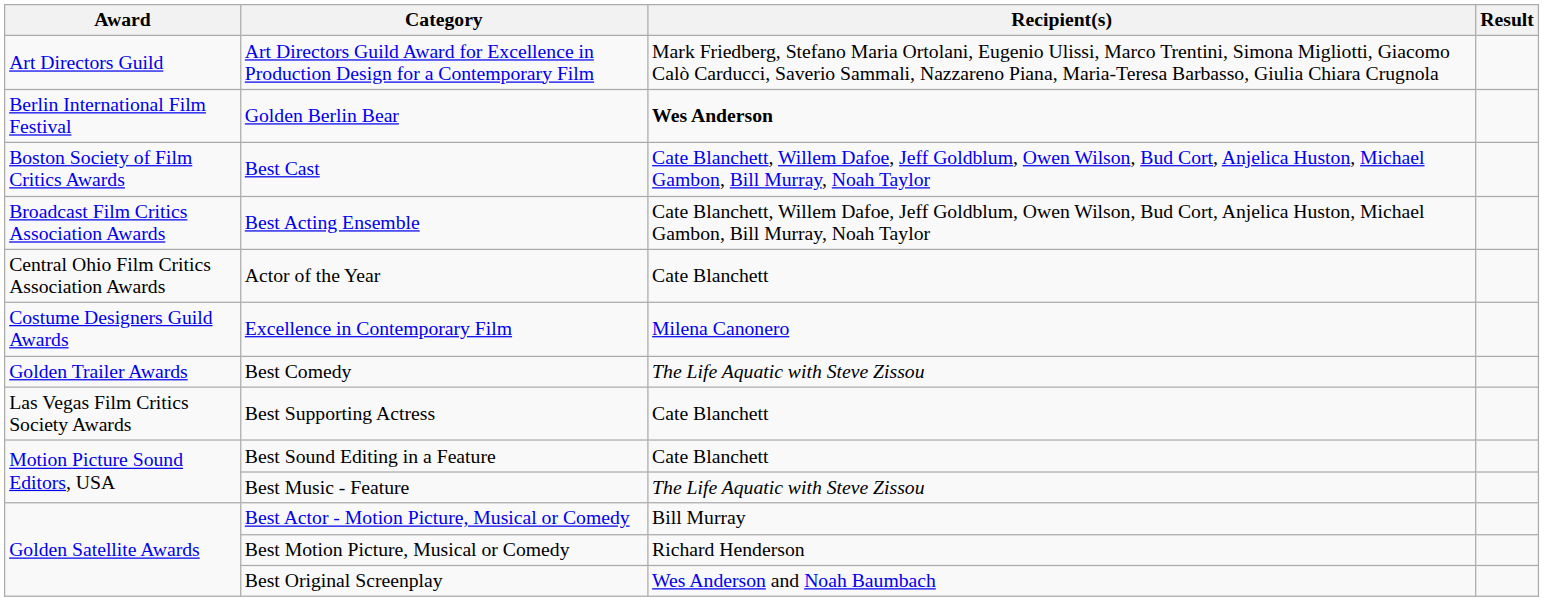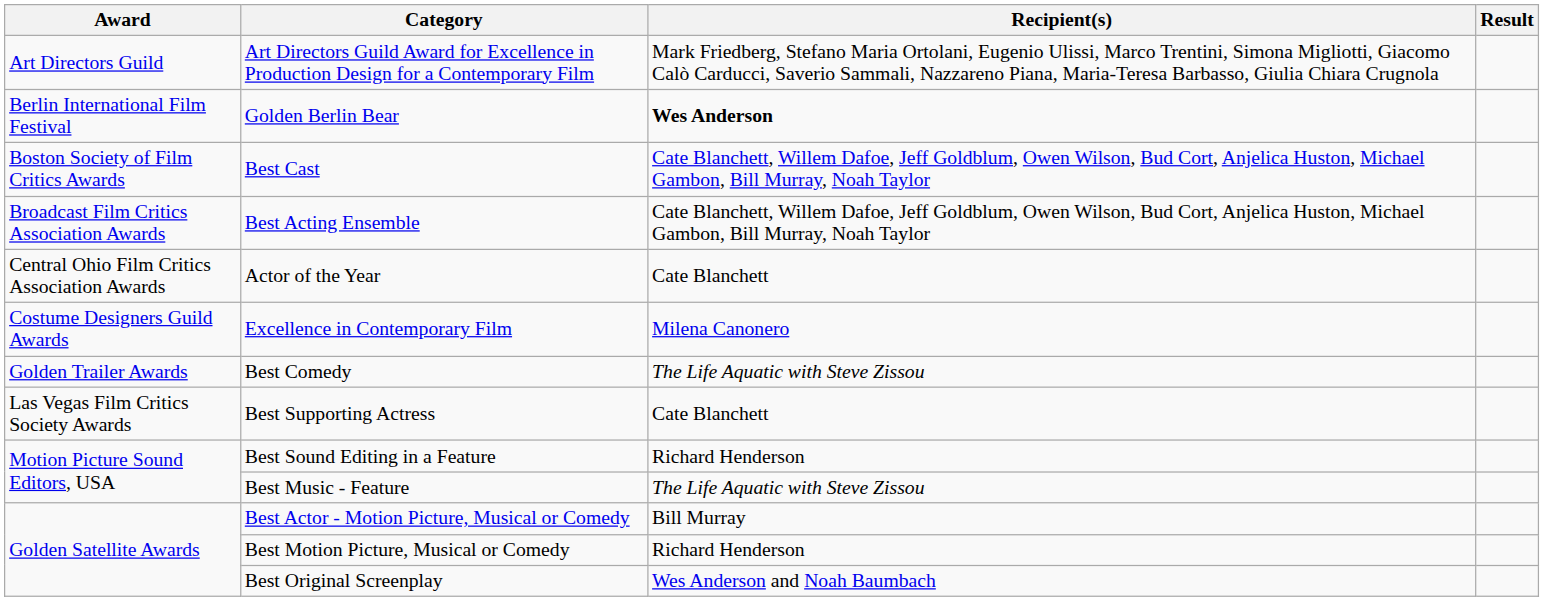(710, 455) Cate Blanchett -> (728, 455) Richard Henderson
